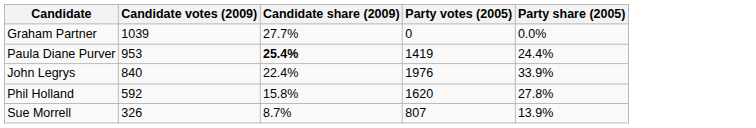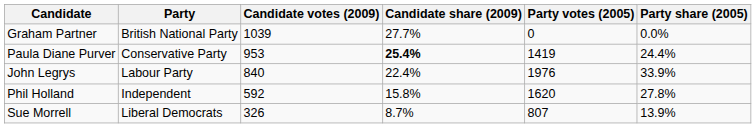+ column: (179, 14)
